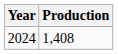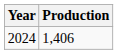(58, 37) 1,408 -> (58, 37) 1,406
